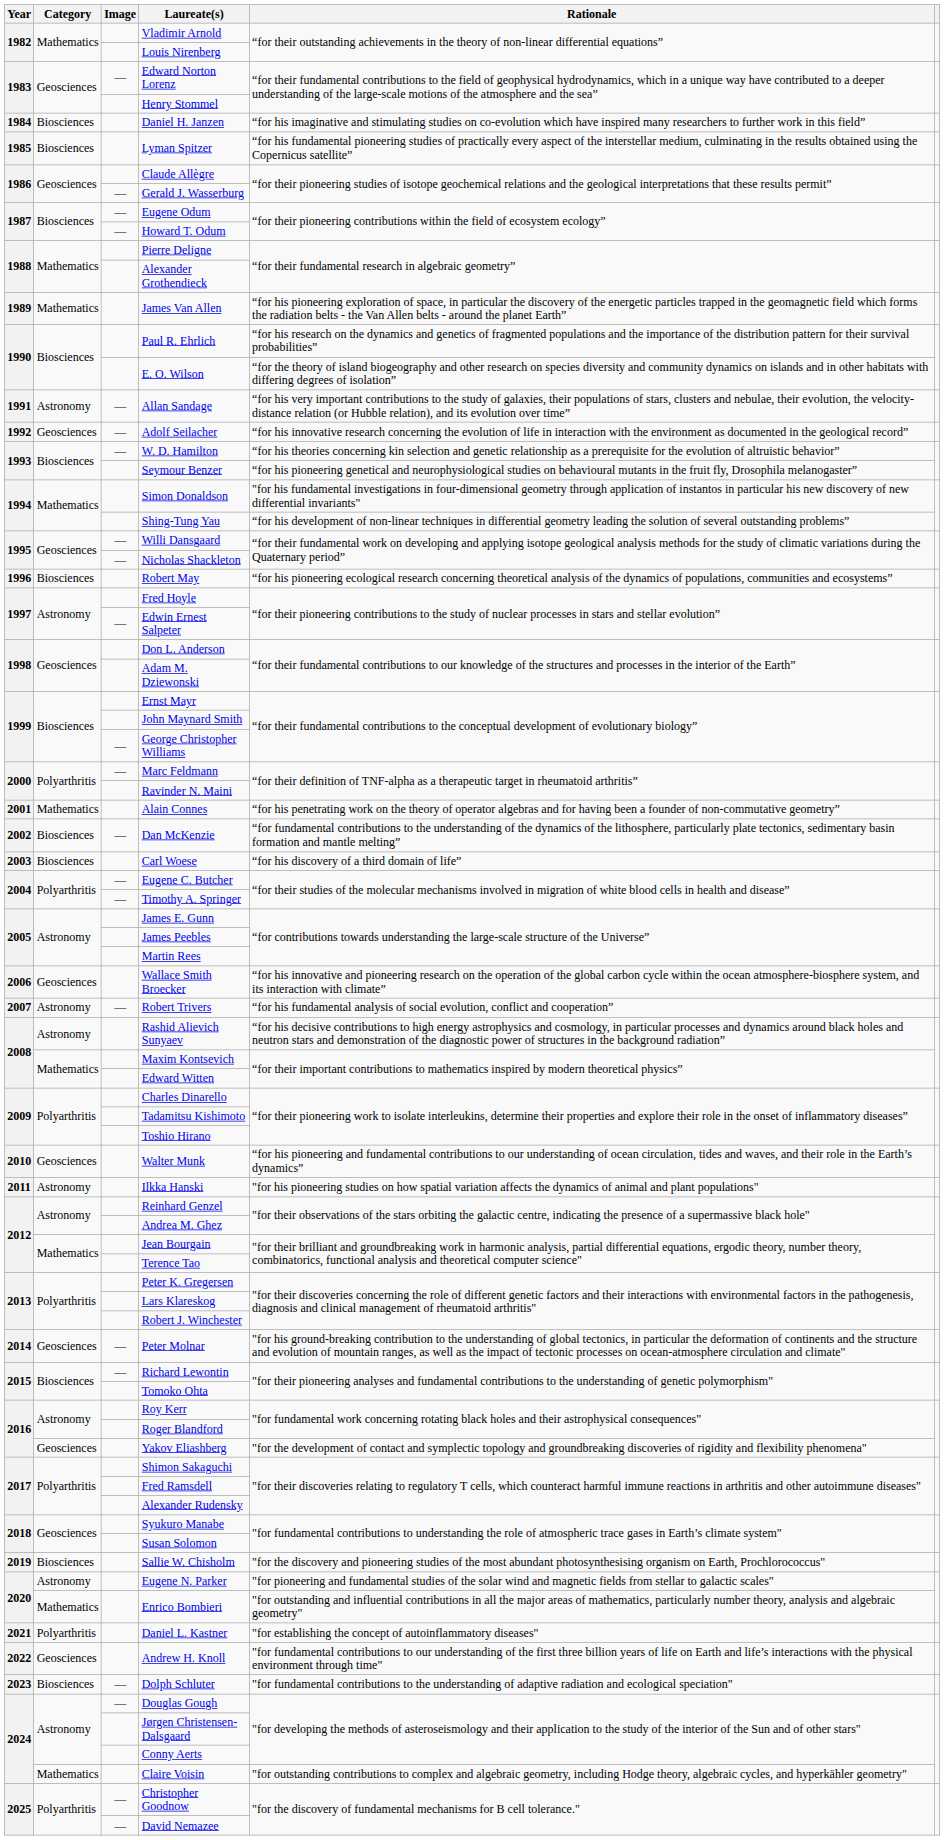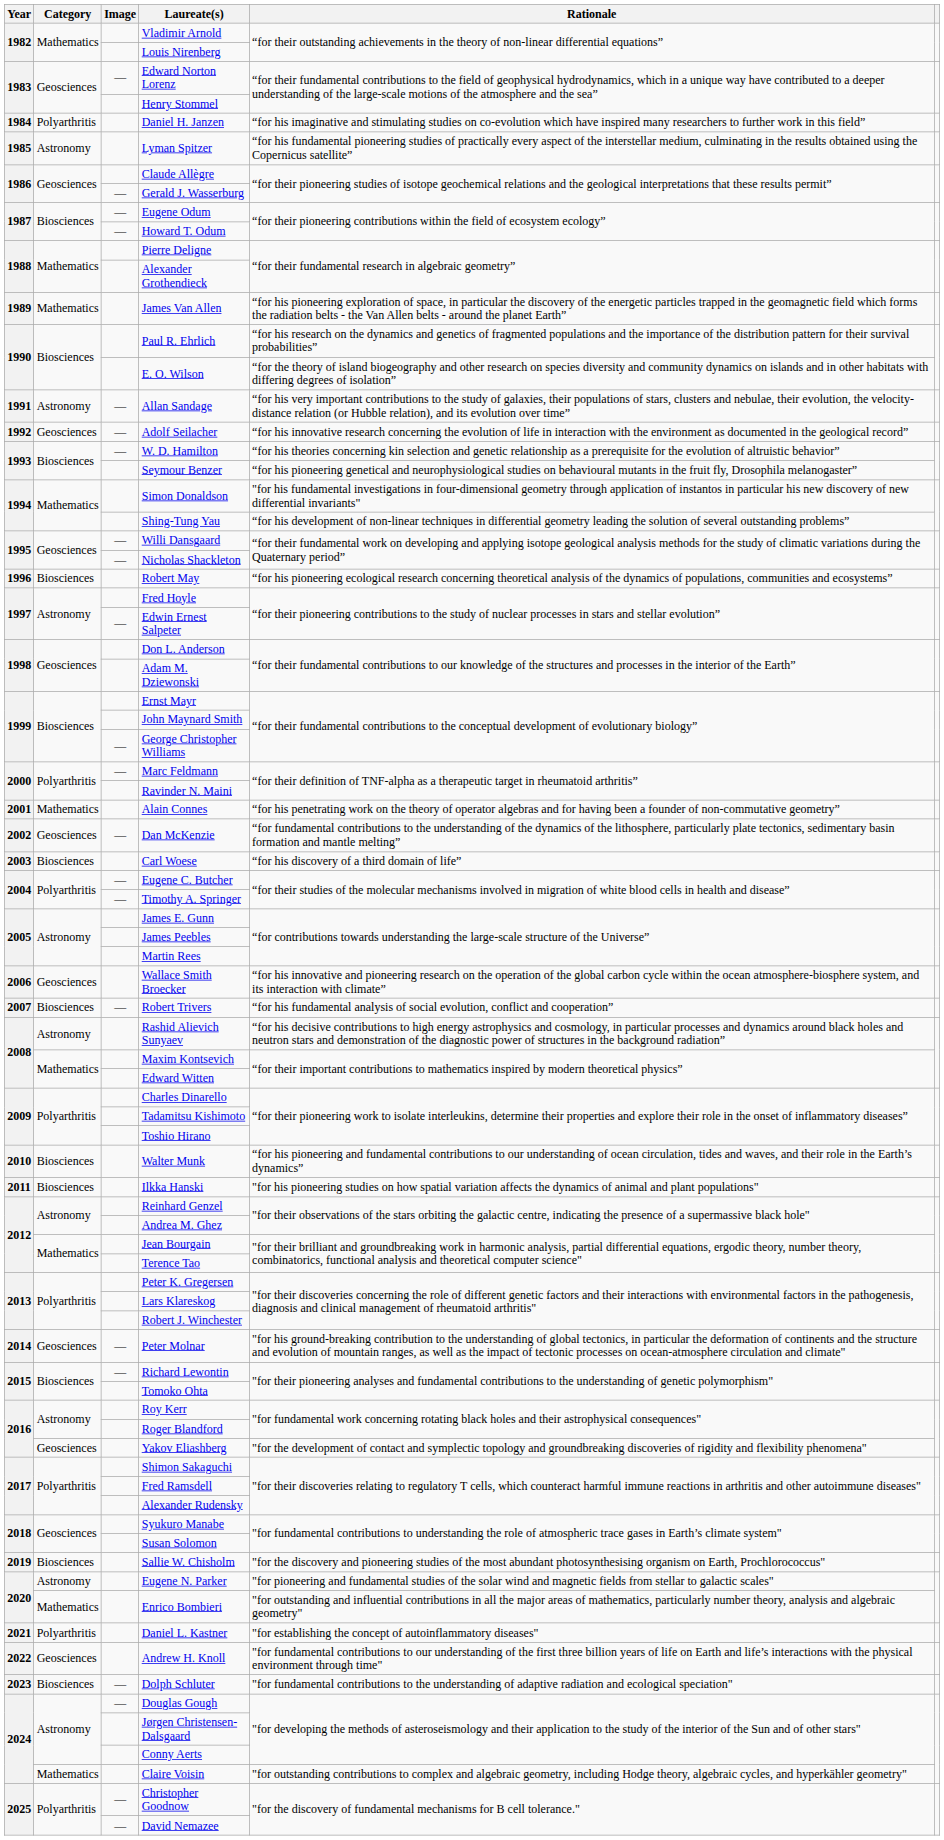(65, 122) Biosciences -> (66, 122) Polyarthritis
(65, 148) Biosciences -> (64, 148) Astronomy
(65, 835) Biosciences -> (67, 835) Geosciences
(64, 1007) Astronomy -> (65, 1007) Biosciences
(67, 1161) Geosciences -> (65, 1161) Biosciences
(64, 1187) Astronomy -> (65, 1187) Biosciences
